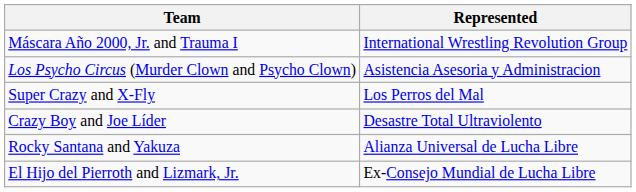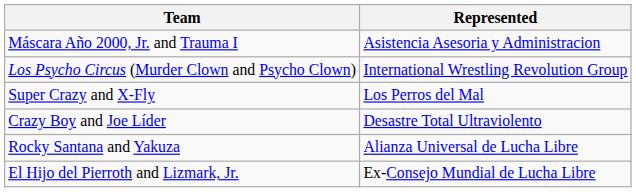(495, 43) International Wrestling Revolution Group -> (482, 43) Asistencia Asesoria y Administracion
(482, 69) Asistencia Asesoria y Administracion -> (495, 69) International Wrestling Revolution Group
